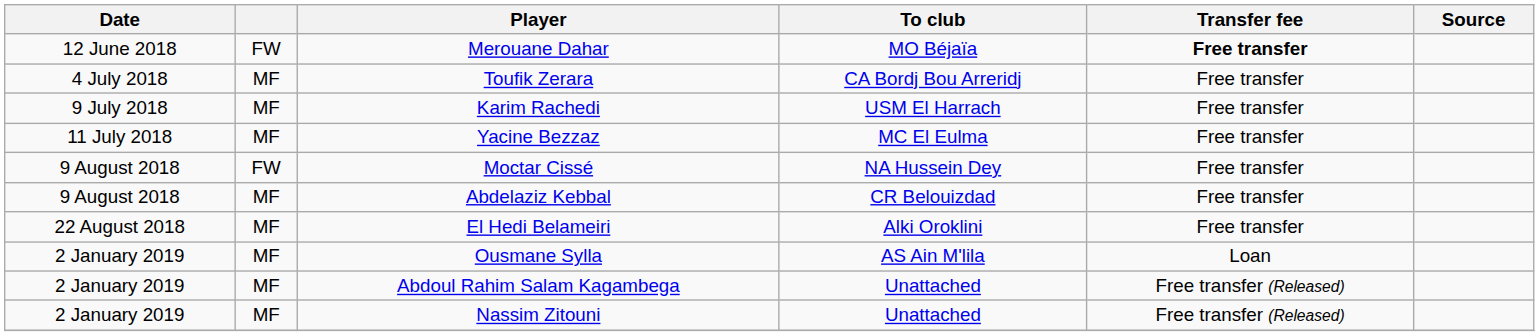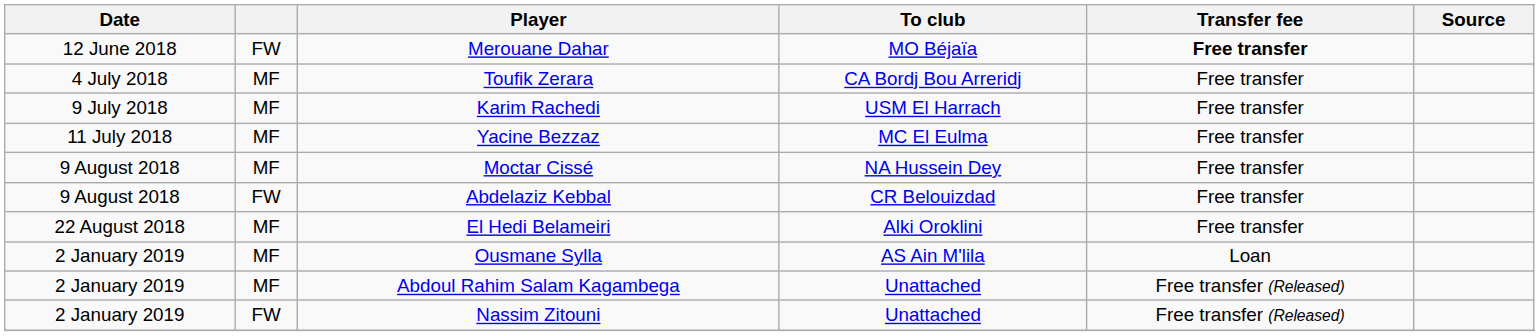(266, 167) FW -> (266, 167) MF
(266, 197) MF -> (266, 197) FW
(266, 315) MF -> (266, 315) FW
